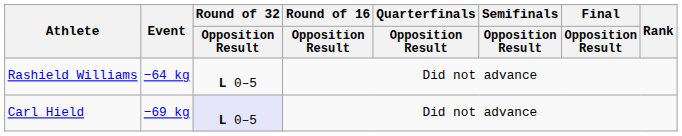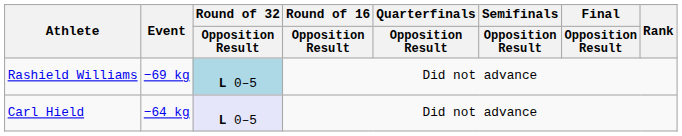(167, 76) −64 kg -> (167, 76) −69 kg
(238, 84) no background -> (238, 84) lightblue background
(167, 113) −69 kg -> (167, 113) −64 kg
